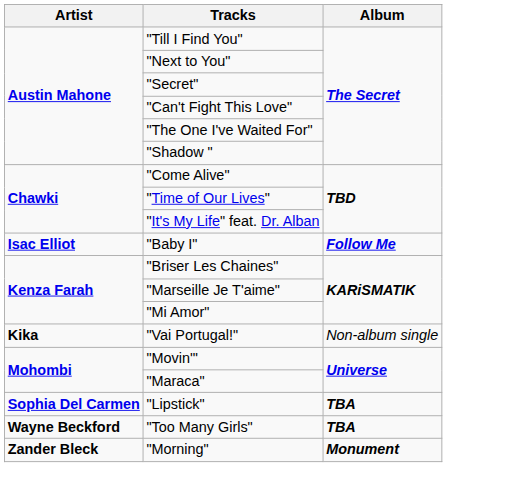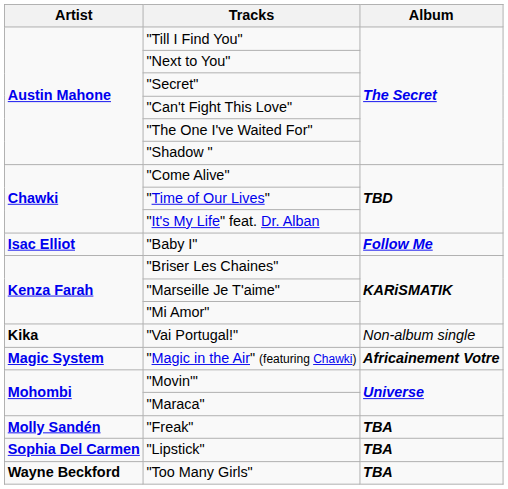+ row: (251, 358)
+ row: (170, 426)
- row: (178, 449)
